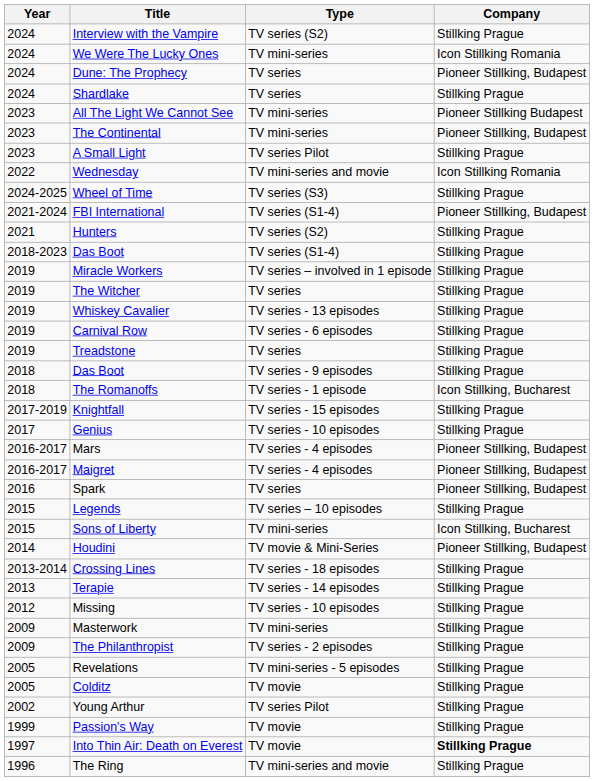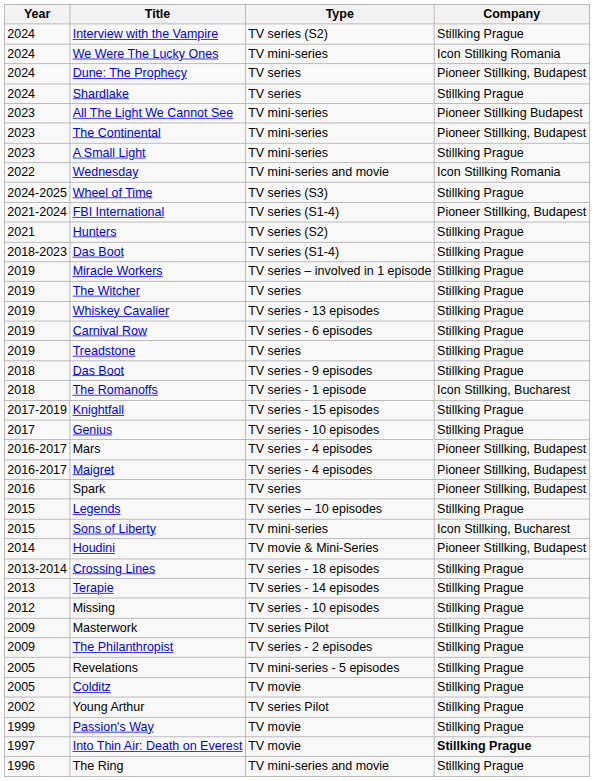(288, 152) TV series Pilot -> (288, 152) TV mini-series
(288, 627) TV mini-series -> (288, 627) TV series Pilot
